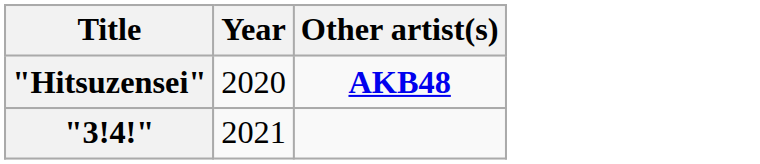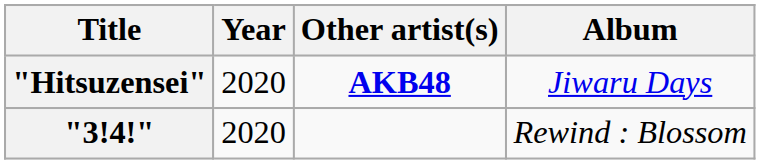+ column: (630, 30)
(254, 132) 2021 -> (254, 132) 2020
